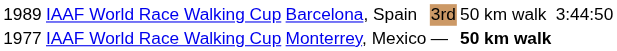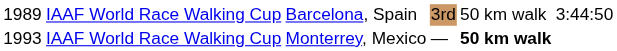(22, 38) 1977 -> (22, 38) 1993
